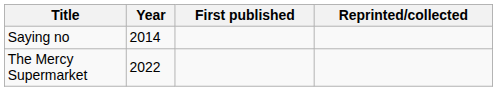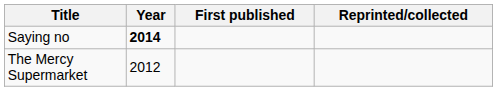(145, 37) normal -> (145, 37) bold
(145, 67) 2022 -> (145, 67) 2012
